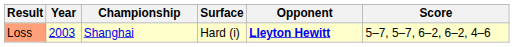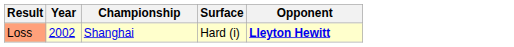- column: (436, 13)
(62, 32) 2003 -> (62, 32) 2002
